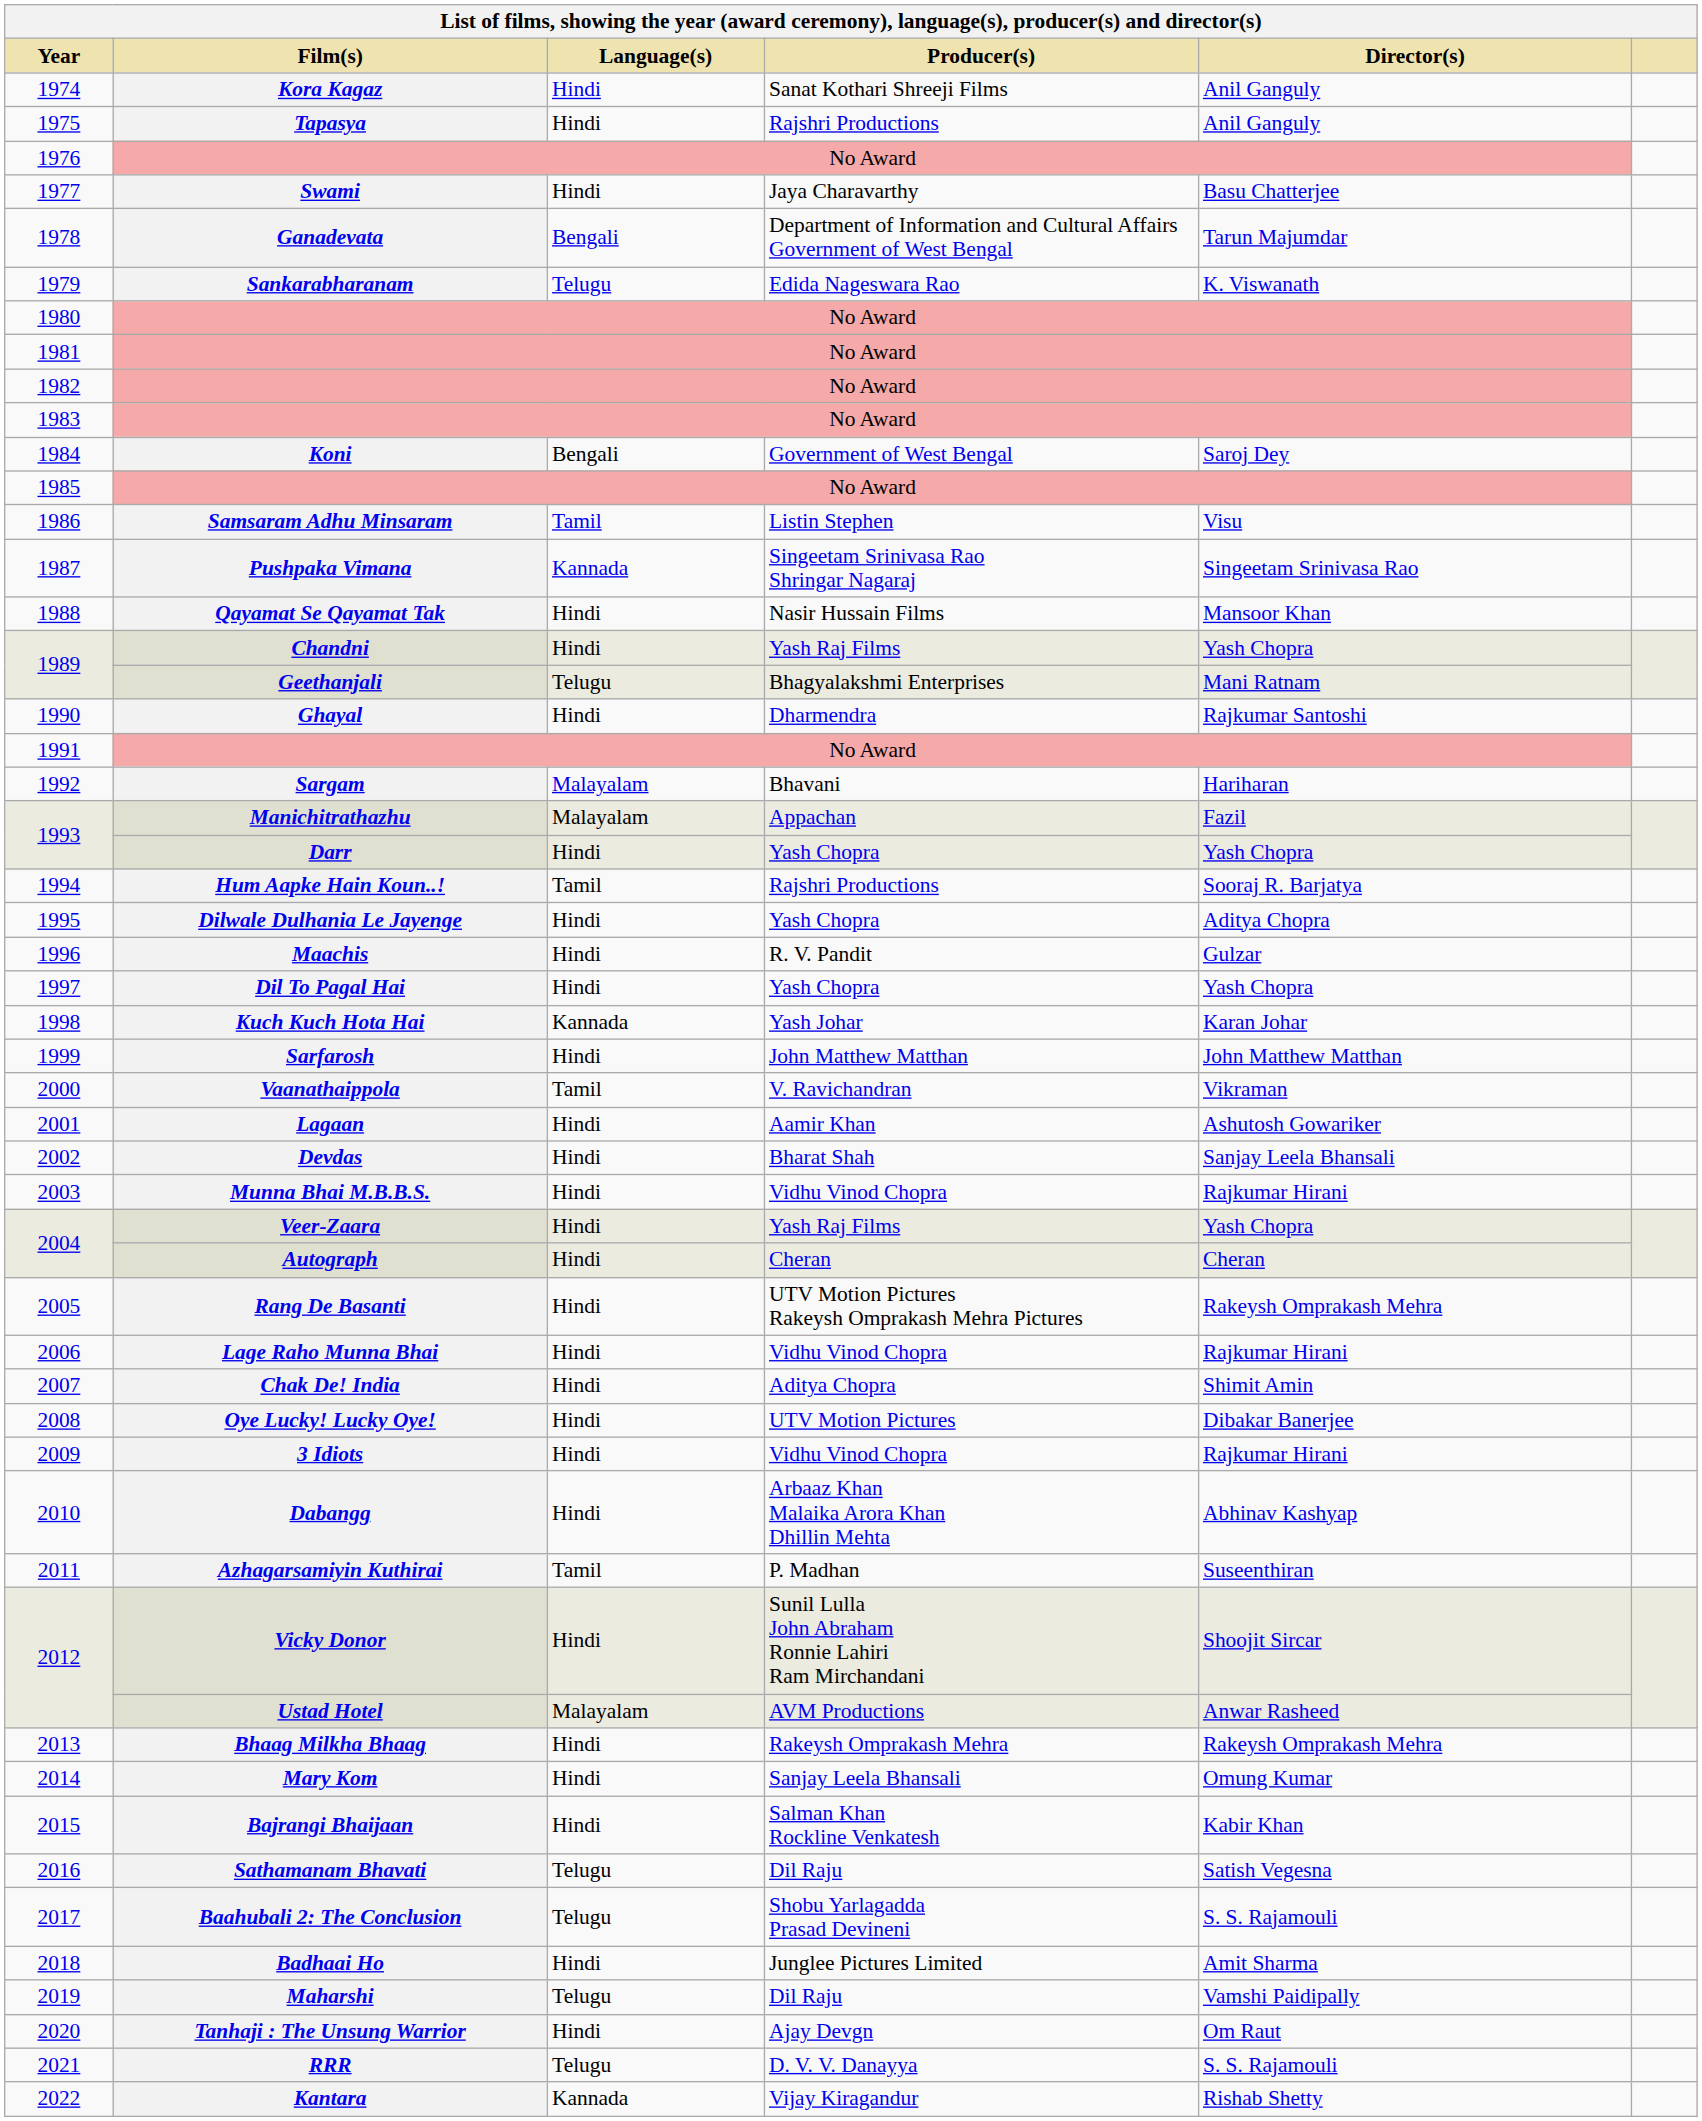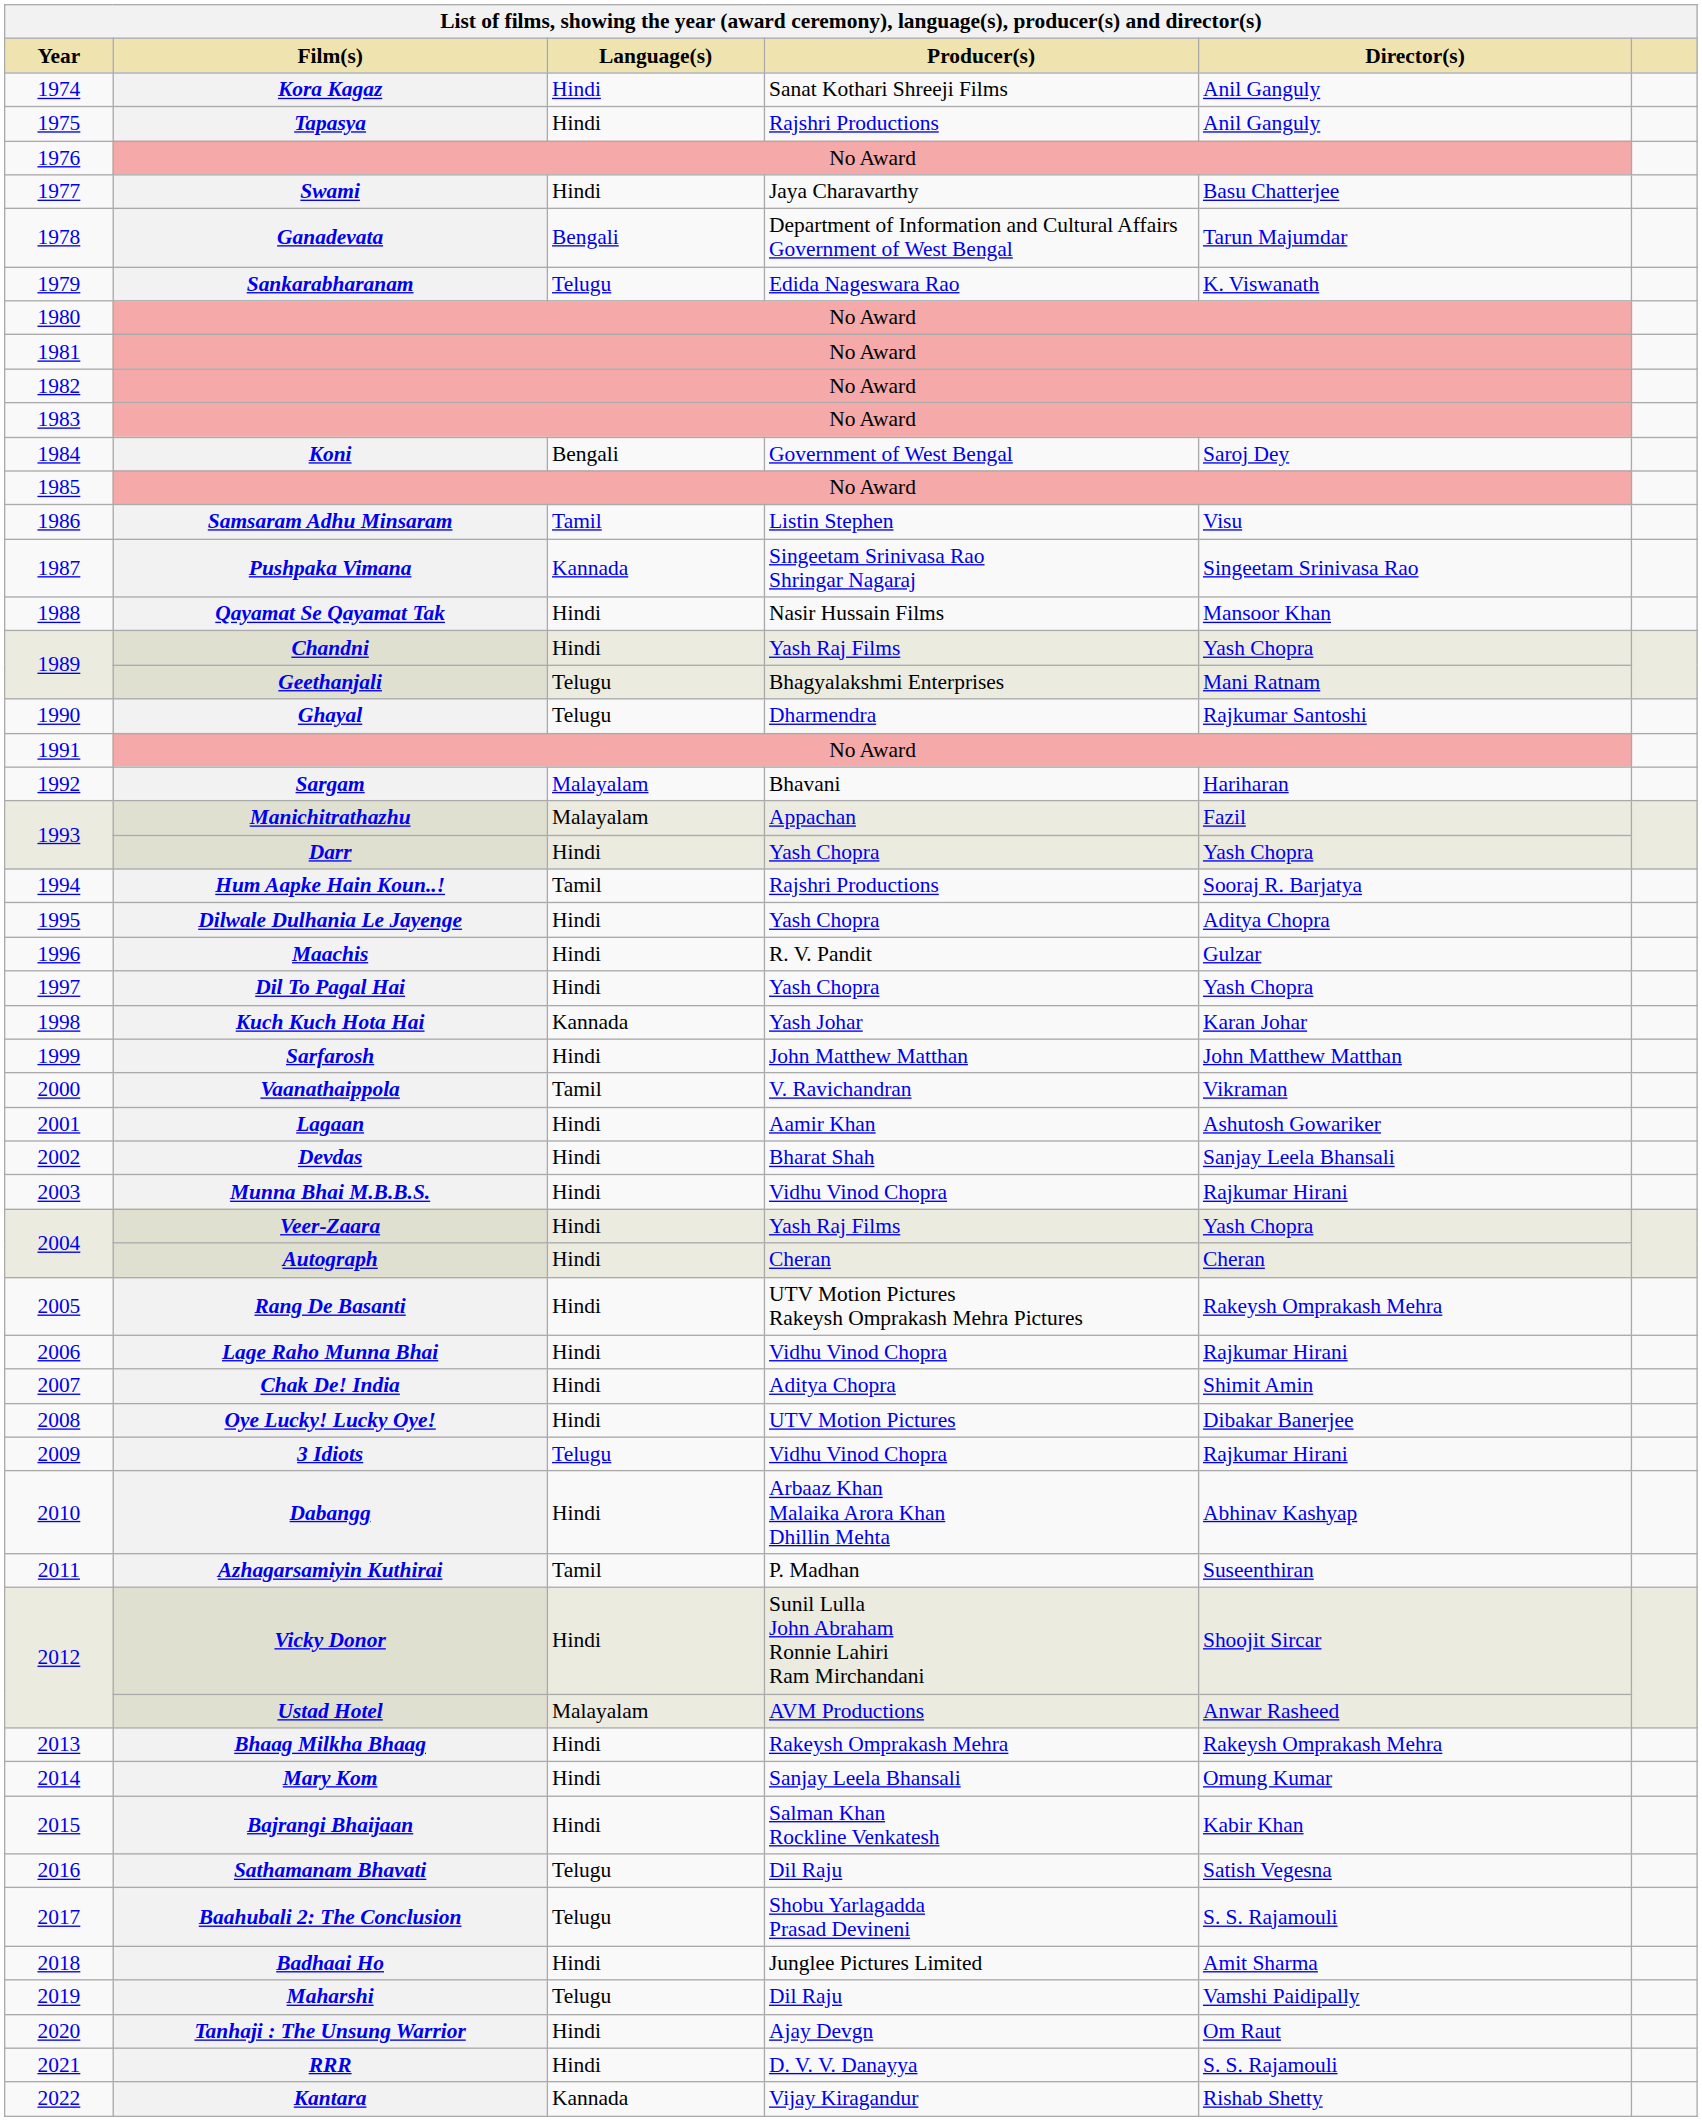(576, 715) Hindi -> (582, 715) Telugu
(576, 1453) Hindi -> (582, 1453) Telugu
(582, 2064) Telugu -> (576, 2064) Hindi
